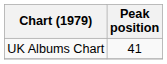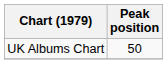(135, 48) 41 -> (135, 48) 50
